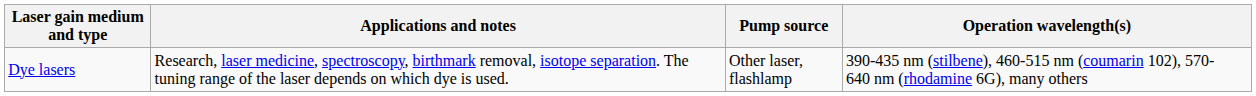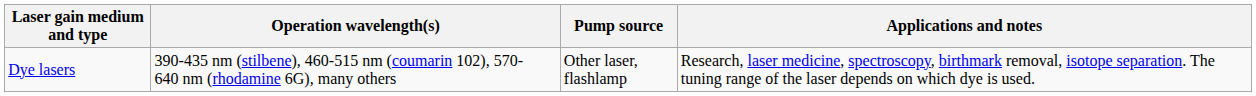columns swapped: (1047, 26) <-> (438, 26)
